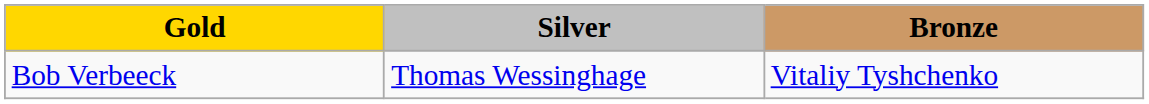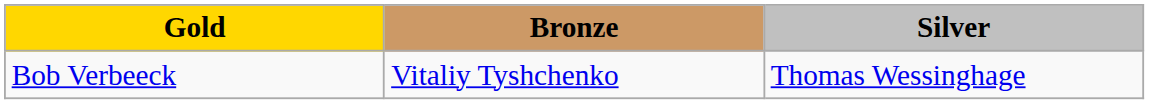columns swapped: (574, 27) <-> (954, 27)
